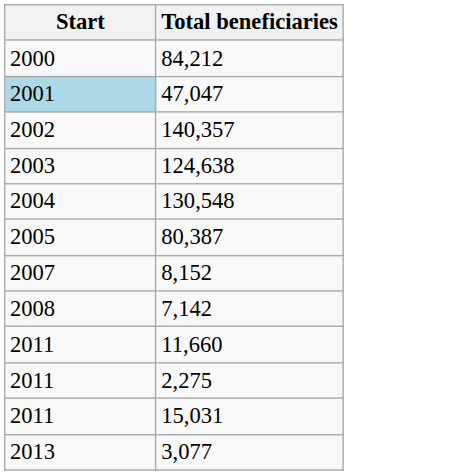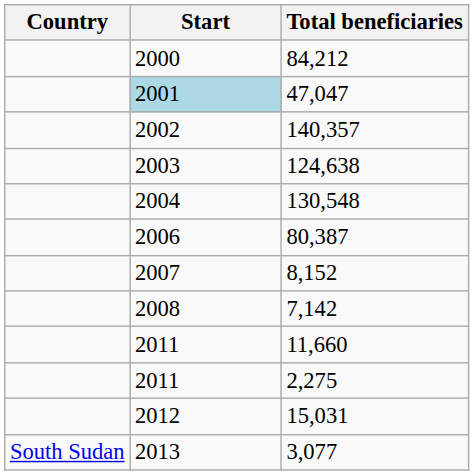+ column: (67, 22)
(32, 237) 2005 -> (158, 237) 2006
(32, 415) 2011 -> (158, 415) 2012
